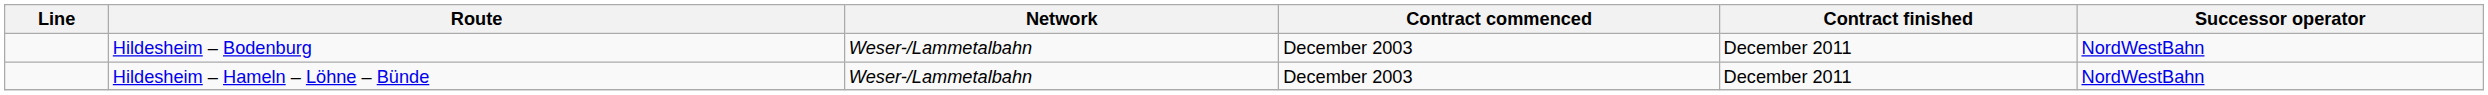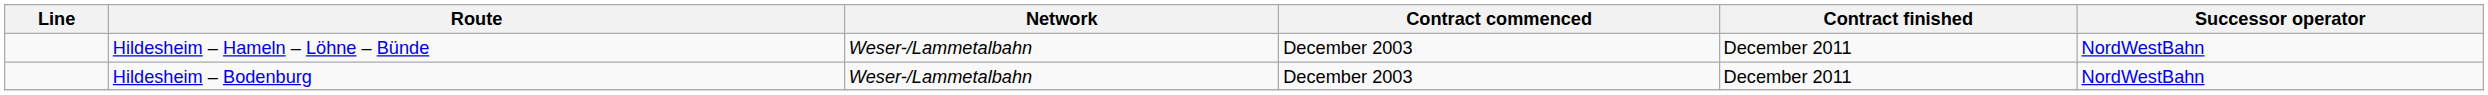rows swapped: (271, 75) <-> (212, 47)
